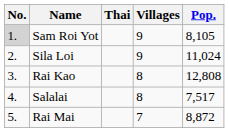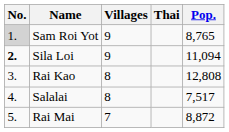columns swapped: (117, 14) <-> (158, 14)
(200, 35) 8,105 -> (200, 35) 8,765
(12, 55) normal -> (12, 55) bold
(203, 55) 11,024 -> (203, 55) 11,094
